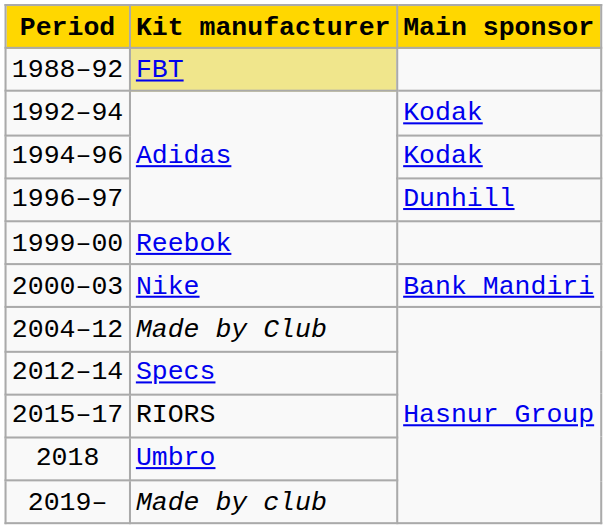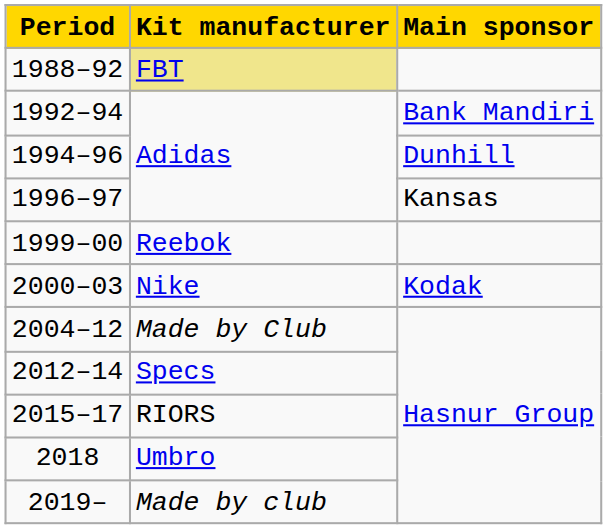(443, 113) Kodak -> (499, 113) Bank Mandiri
(443, 156) Kodak -> (459, 156) Dunhill
(459, 200) Dunhill -> (451, 200) Kansas
(499, 286) Bank Mandiri -> (443, 286) Kodak
